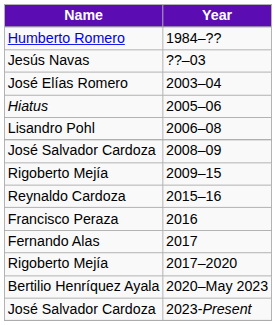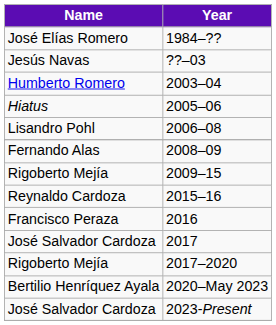(66, 38) Humberto Romero -> (68, 38) José Elías Romero
(68, 83) José Elías Romero -> (66, 83) Humberto Romero
(82, 151) José Salvador Cardoza -> (54, 151) Fernando Alas
(54, 241) Fernando Alas -> (82, 241) José Salvador Cardoza
